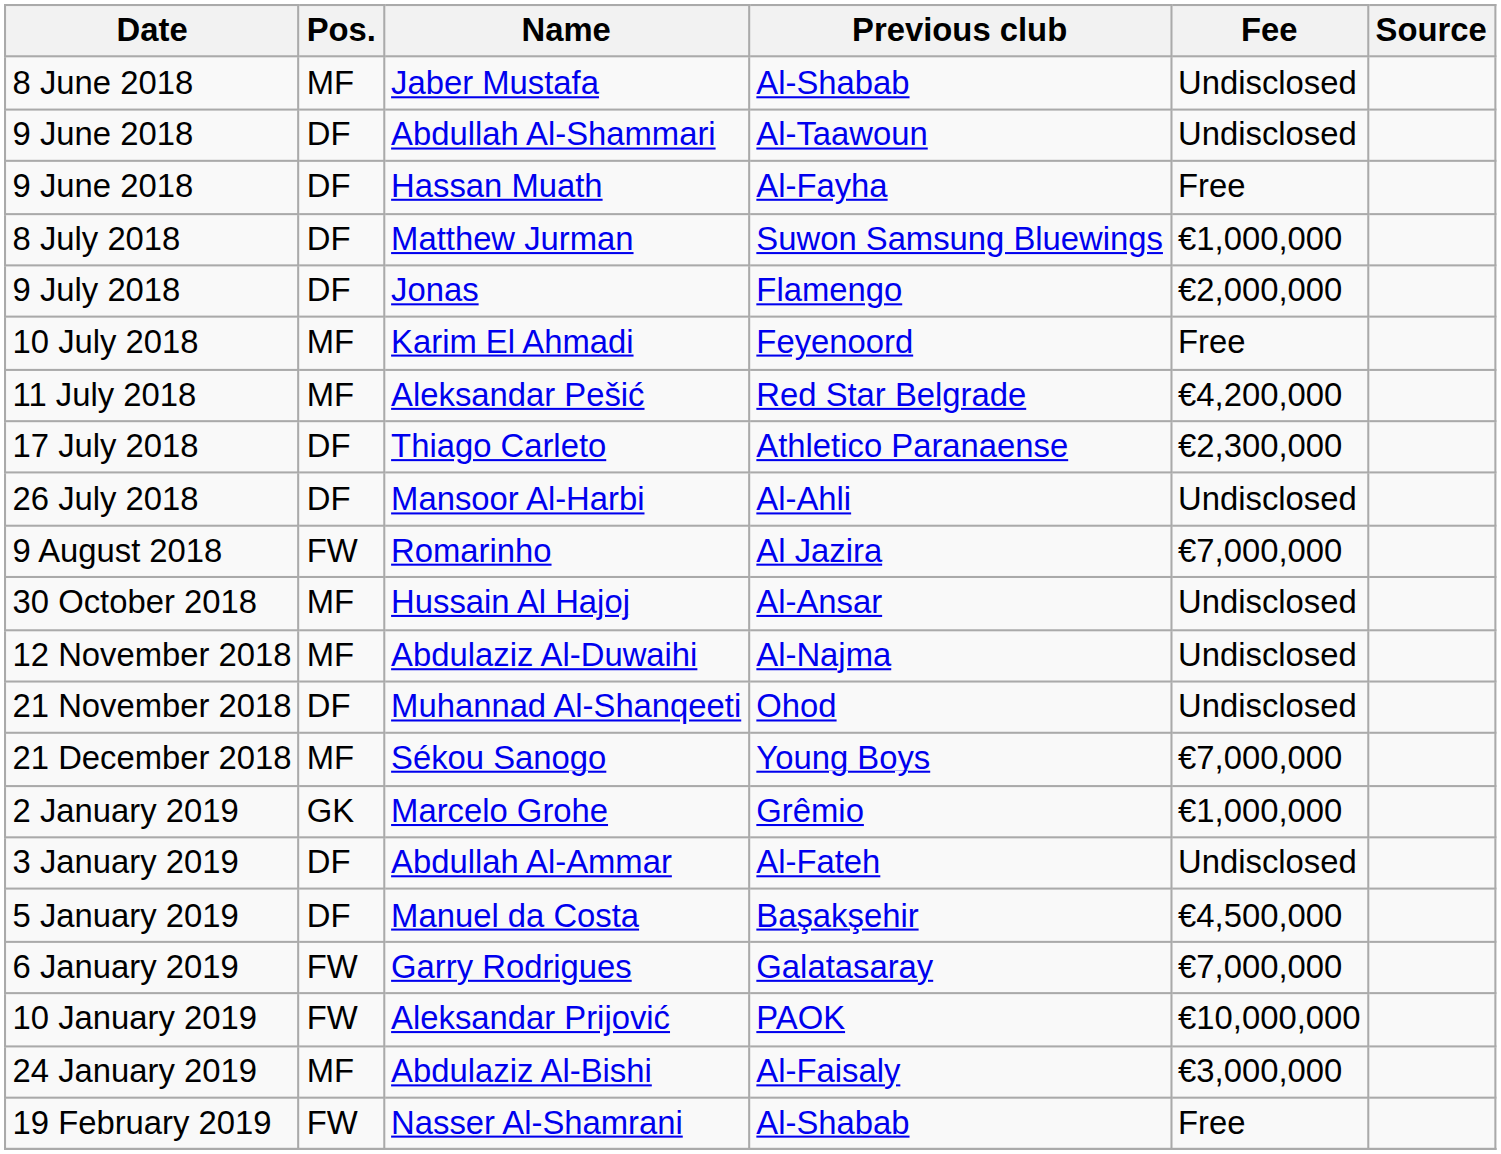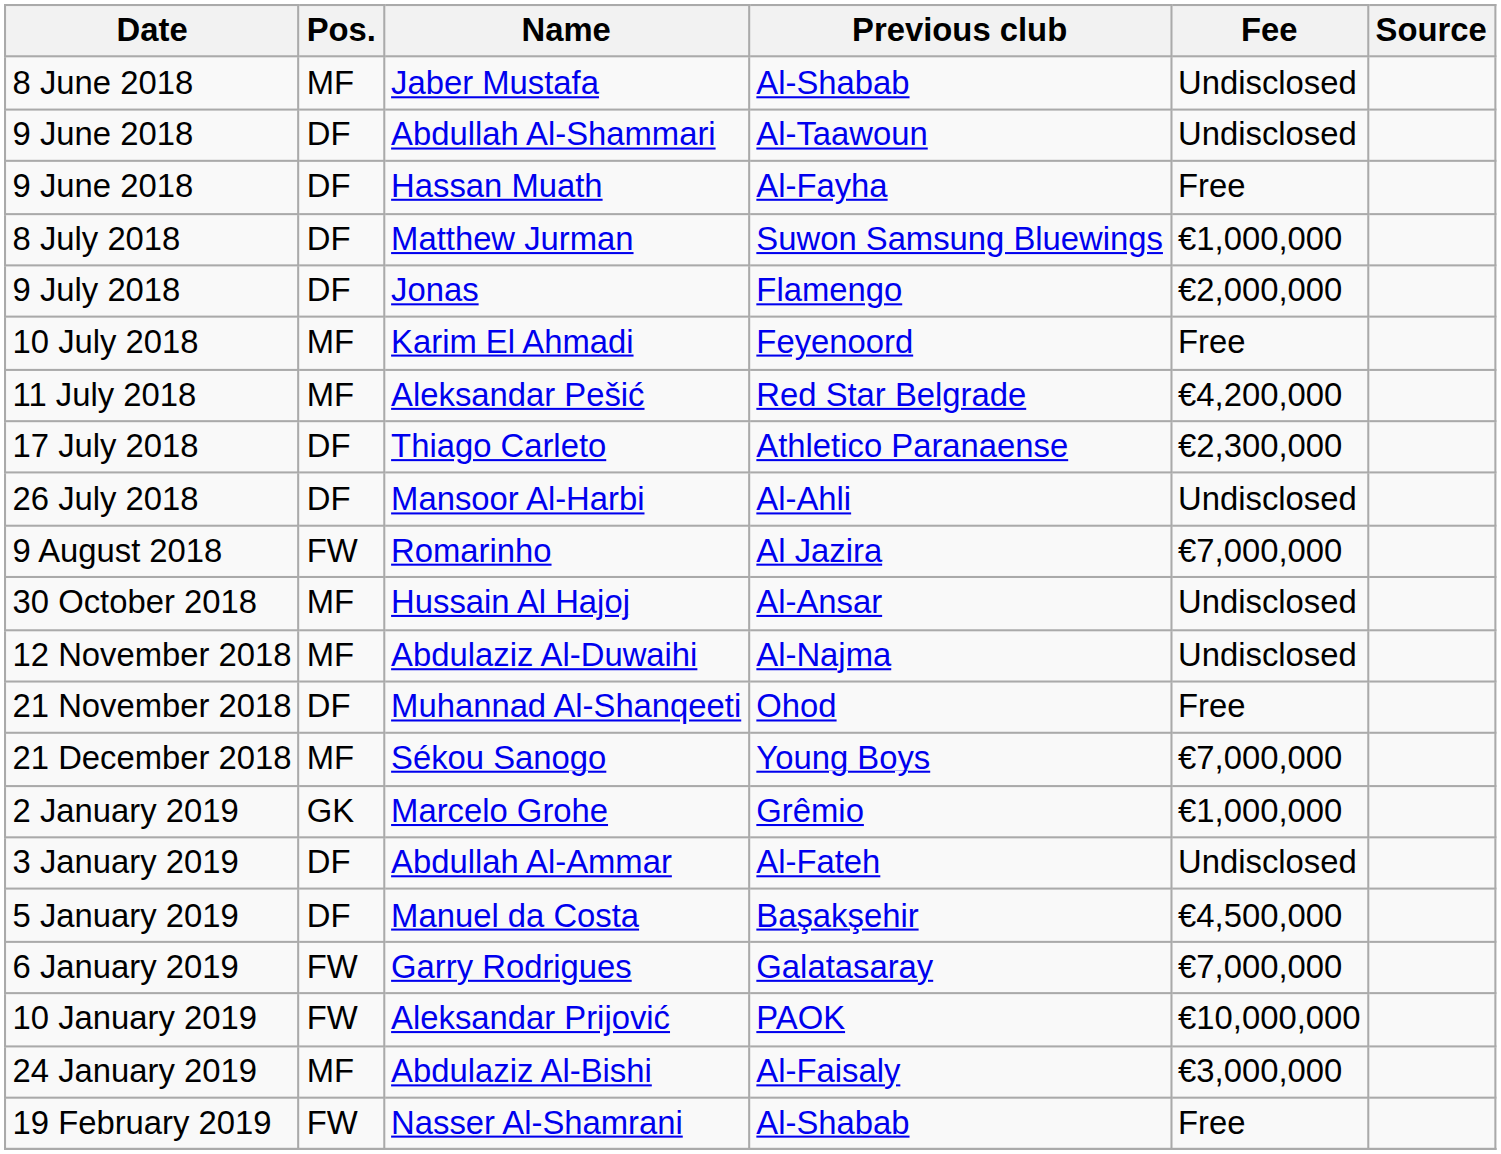(1267, 706) Undisclosed -> (1212, 706) Free
